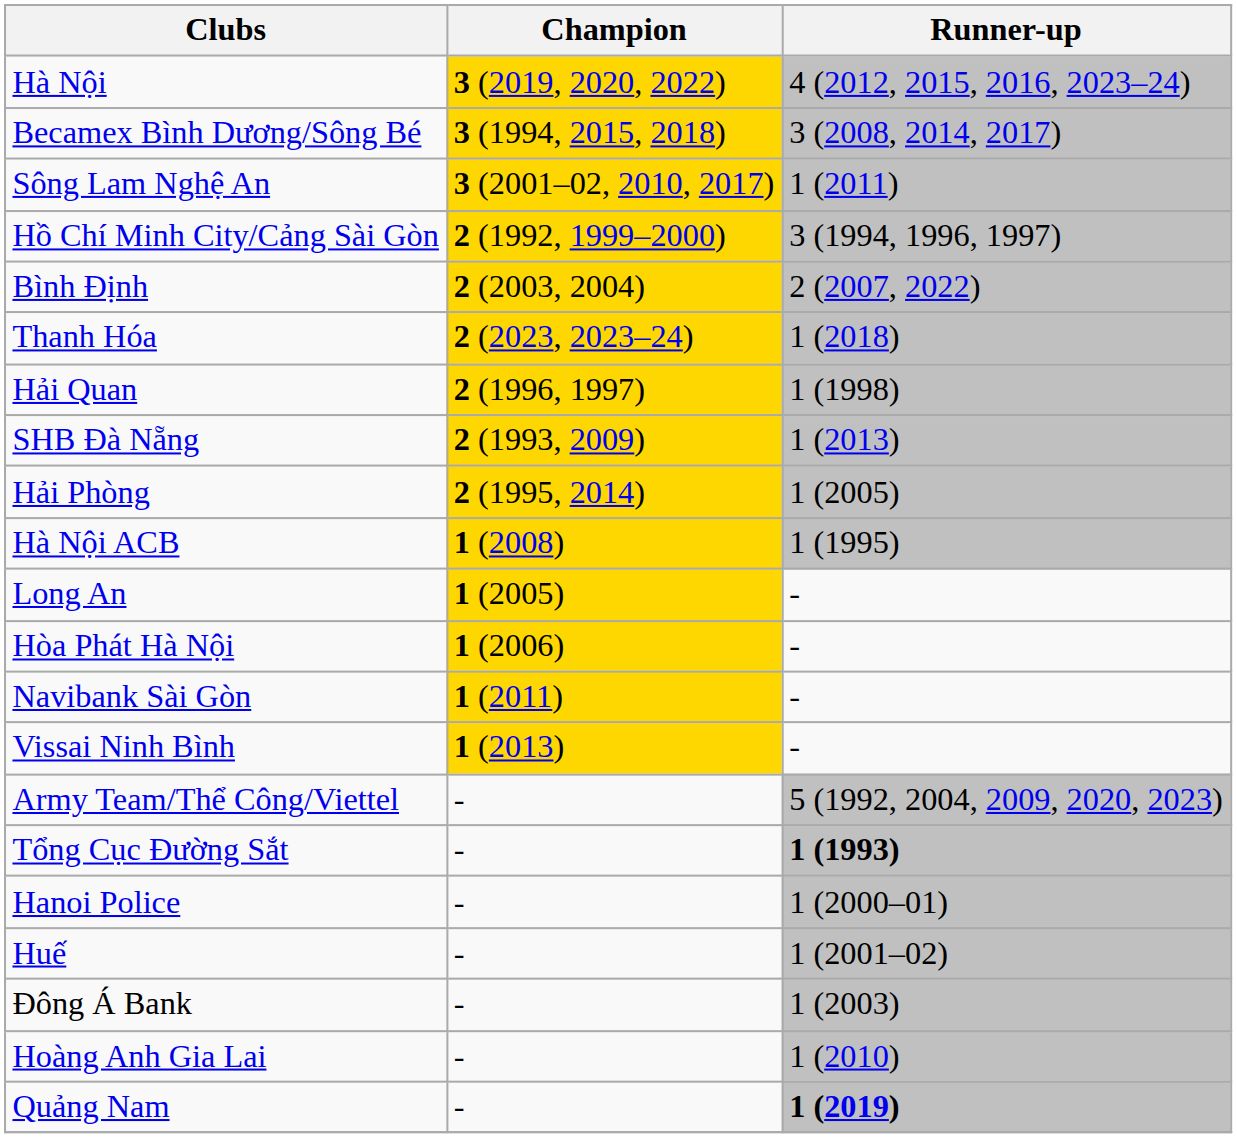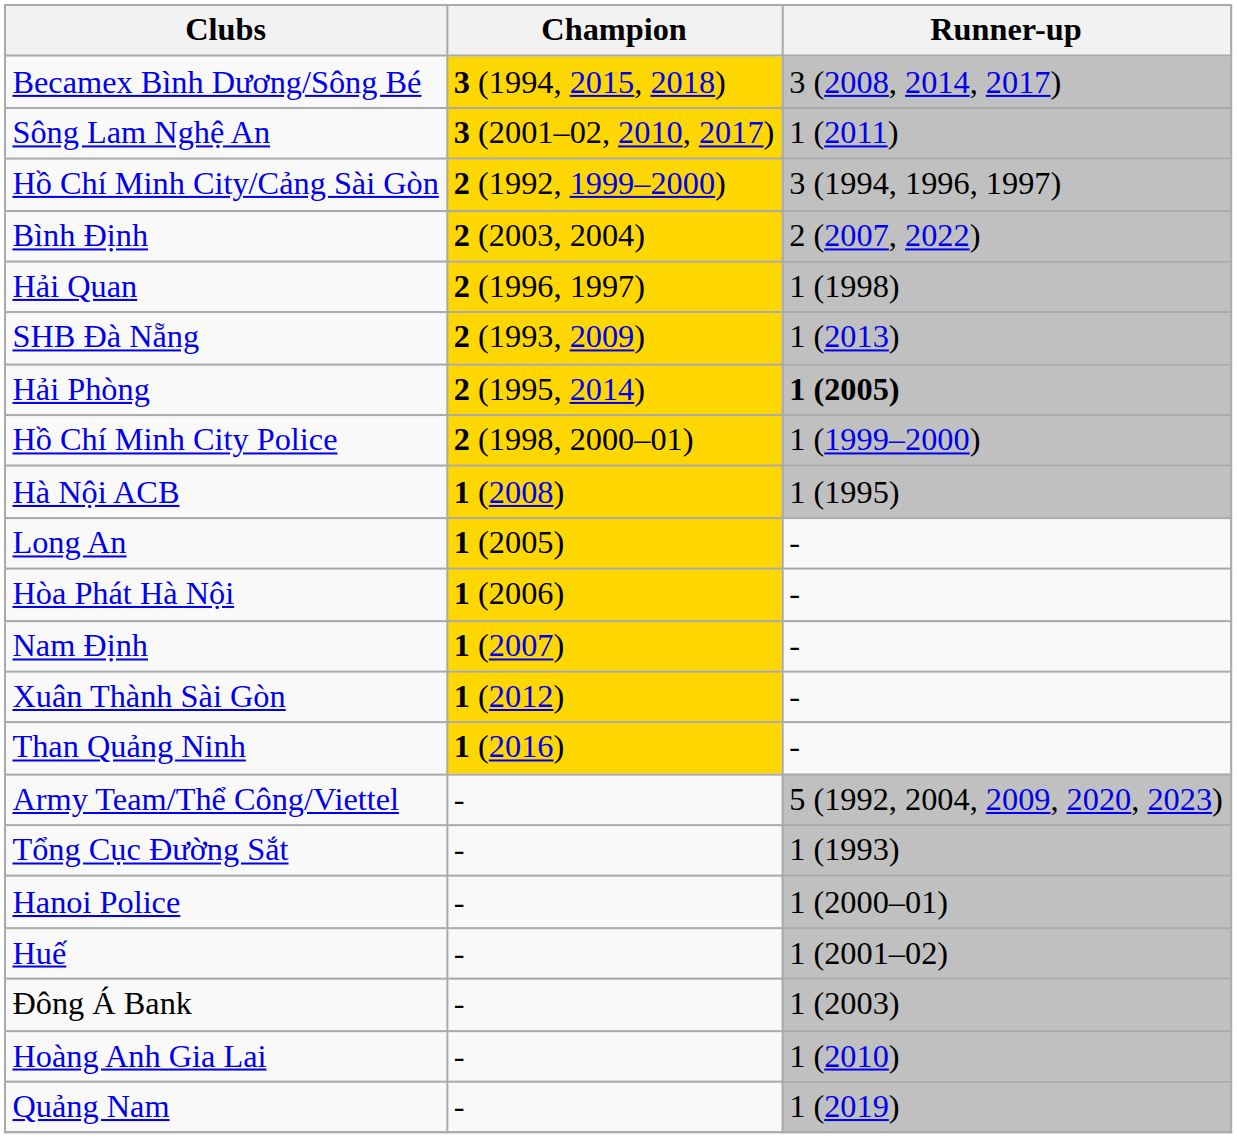- row: (60, 81)
- row: (85, 337)
(844, 491) normal -> (844, 388) bold
+ row: (175, 440)
+ row: (80, 645)
- row: (132, 696)
+ row: (149, 696)
- row: (124, 747)
+ row: (129, 747)
(844, 850) bold -> (844, 850) normal
(844, 1106) bold -> (844, 1106) normal
